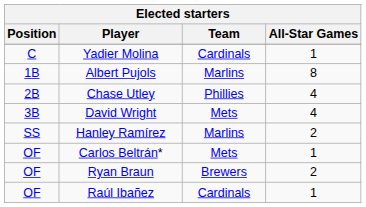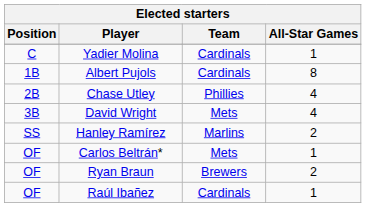(224, 73) Marlins -> (224, 73) Cardinals
